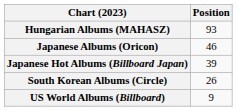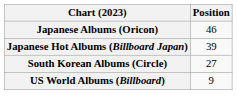- row: (97, 30)
(211, 81) 26 -> (211, 64) 27
